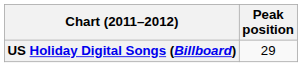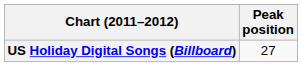(268, 51) 29 -> (268, 51) 27
